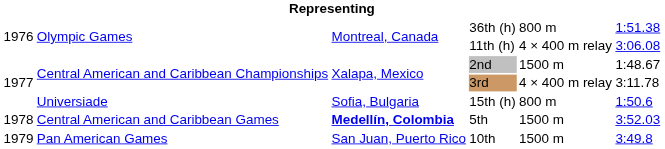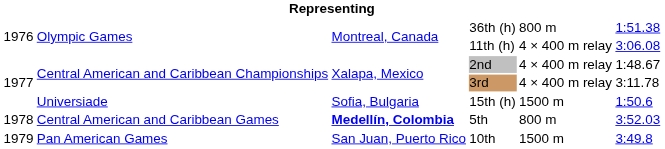(541, 64) 1500 m -> (566, 64) 4 × 400 m relay
(538, 101) 800 m -> (541, 101) 1500 m
(541, 120) 1500 m -> (538, 120) 800 m
